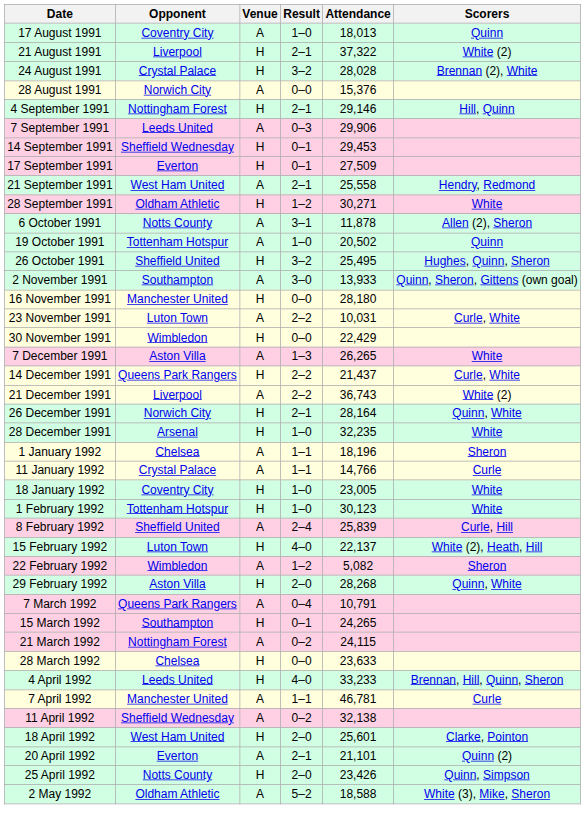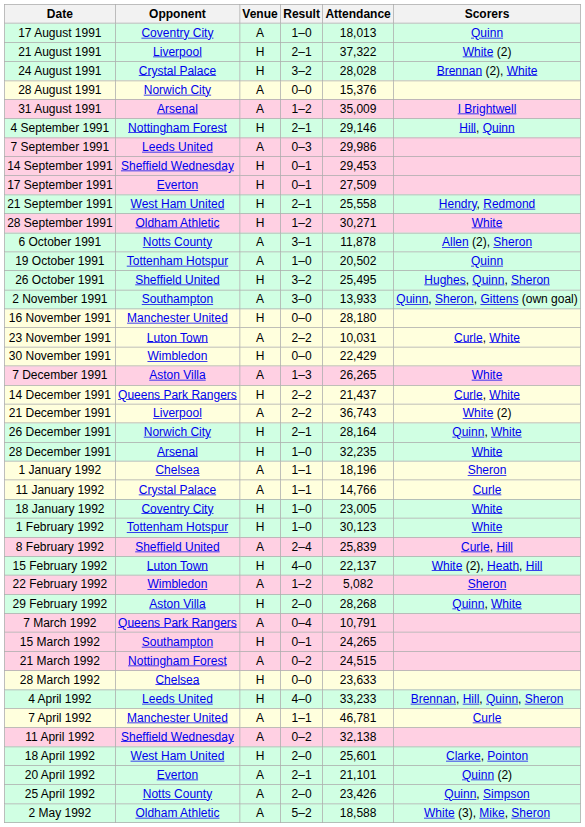+ row: (60, 109)
(358, 128) 29,906 -> (358, 147) 29,986
(260, 185) A -> (260, 204) H
(358, 642) 24,115 -> (358, 661) 24,515
(260, 775) H -> (260, 794) A
